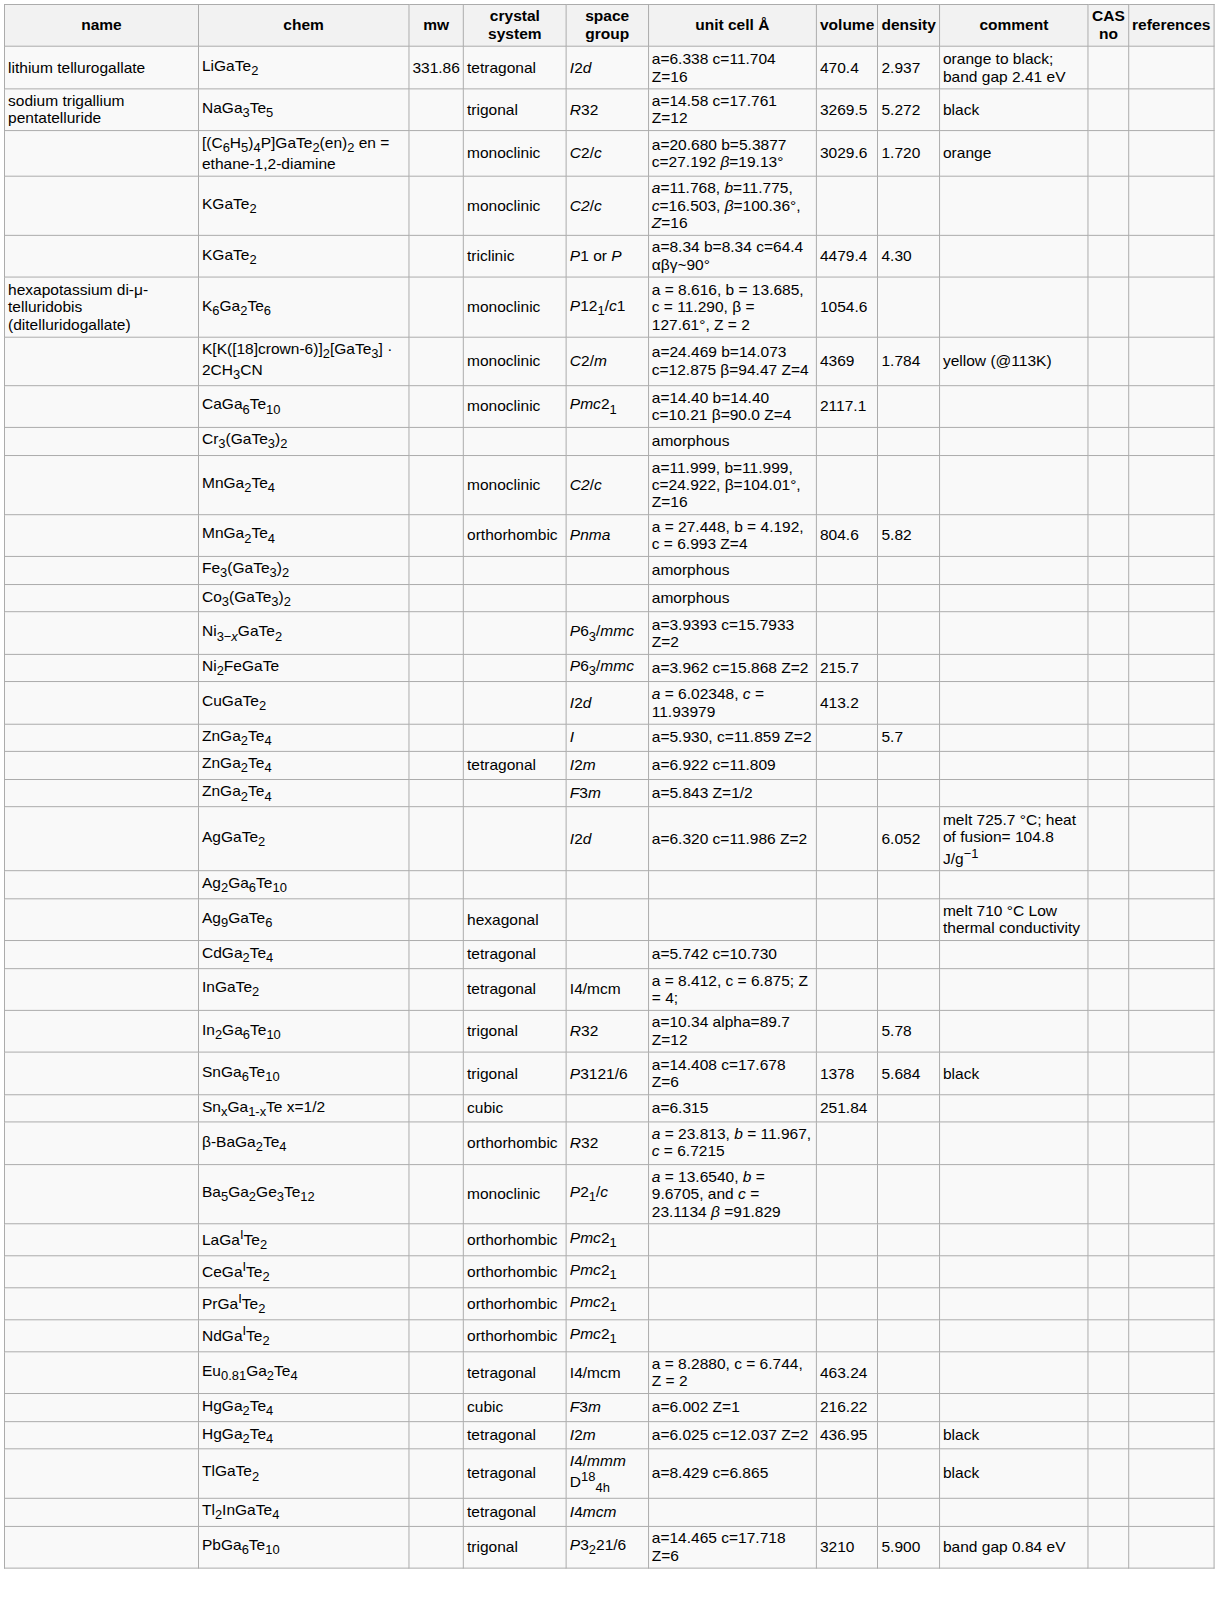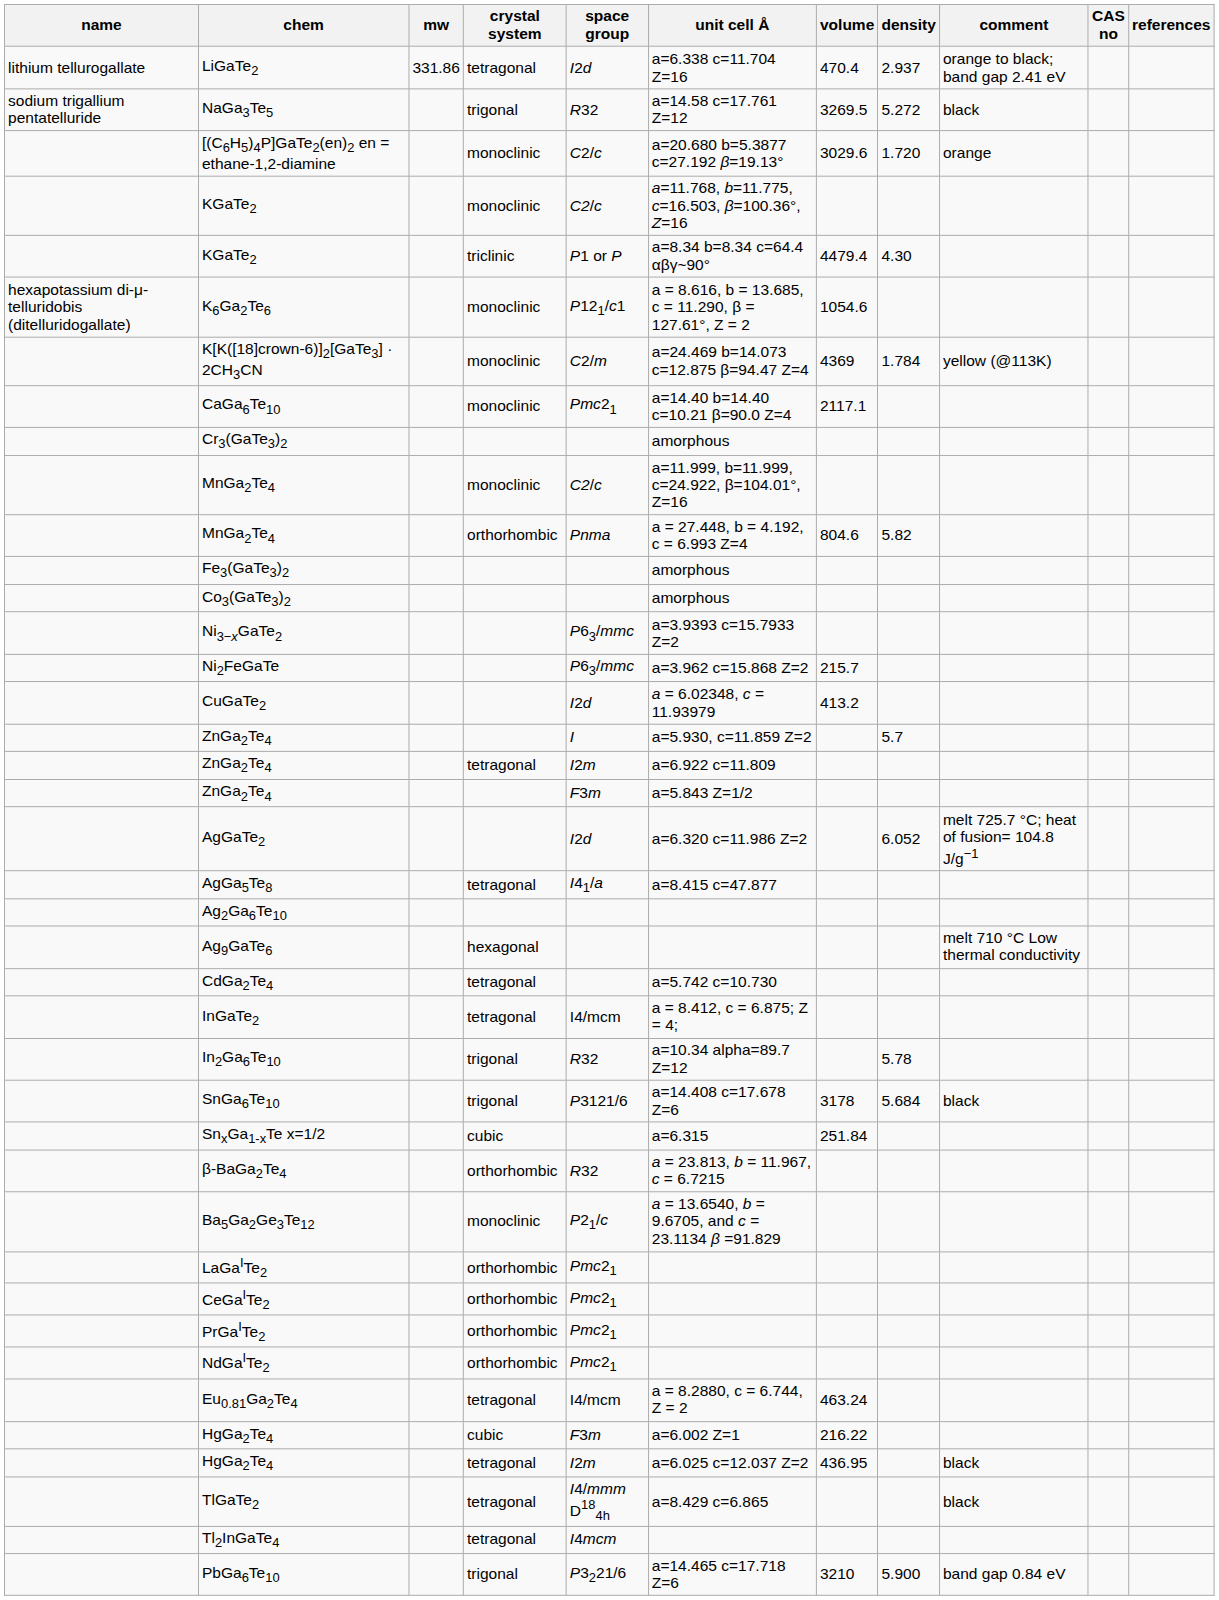+ row: (237, 885)
(837, 1073) 1378 -> (837, 1101) 3178
